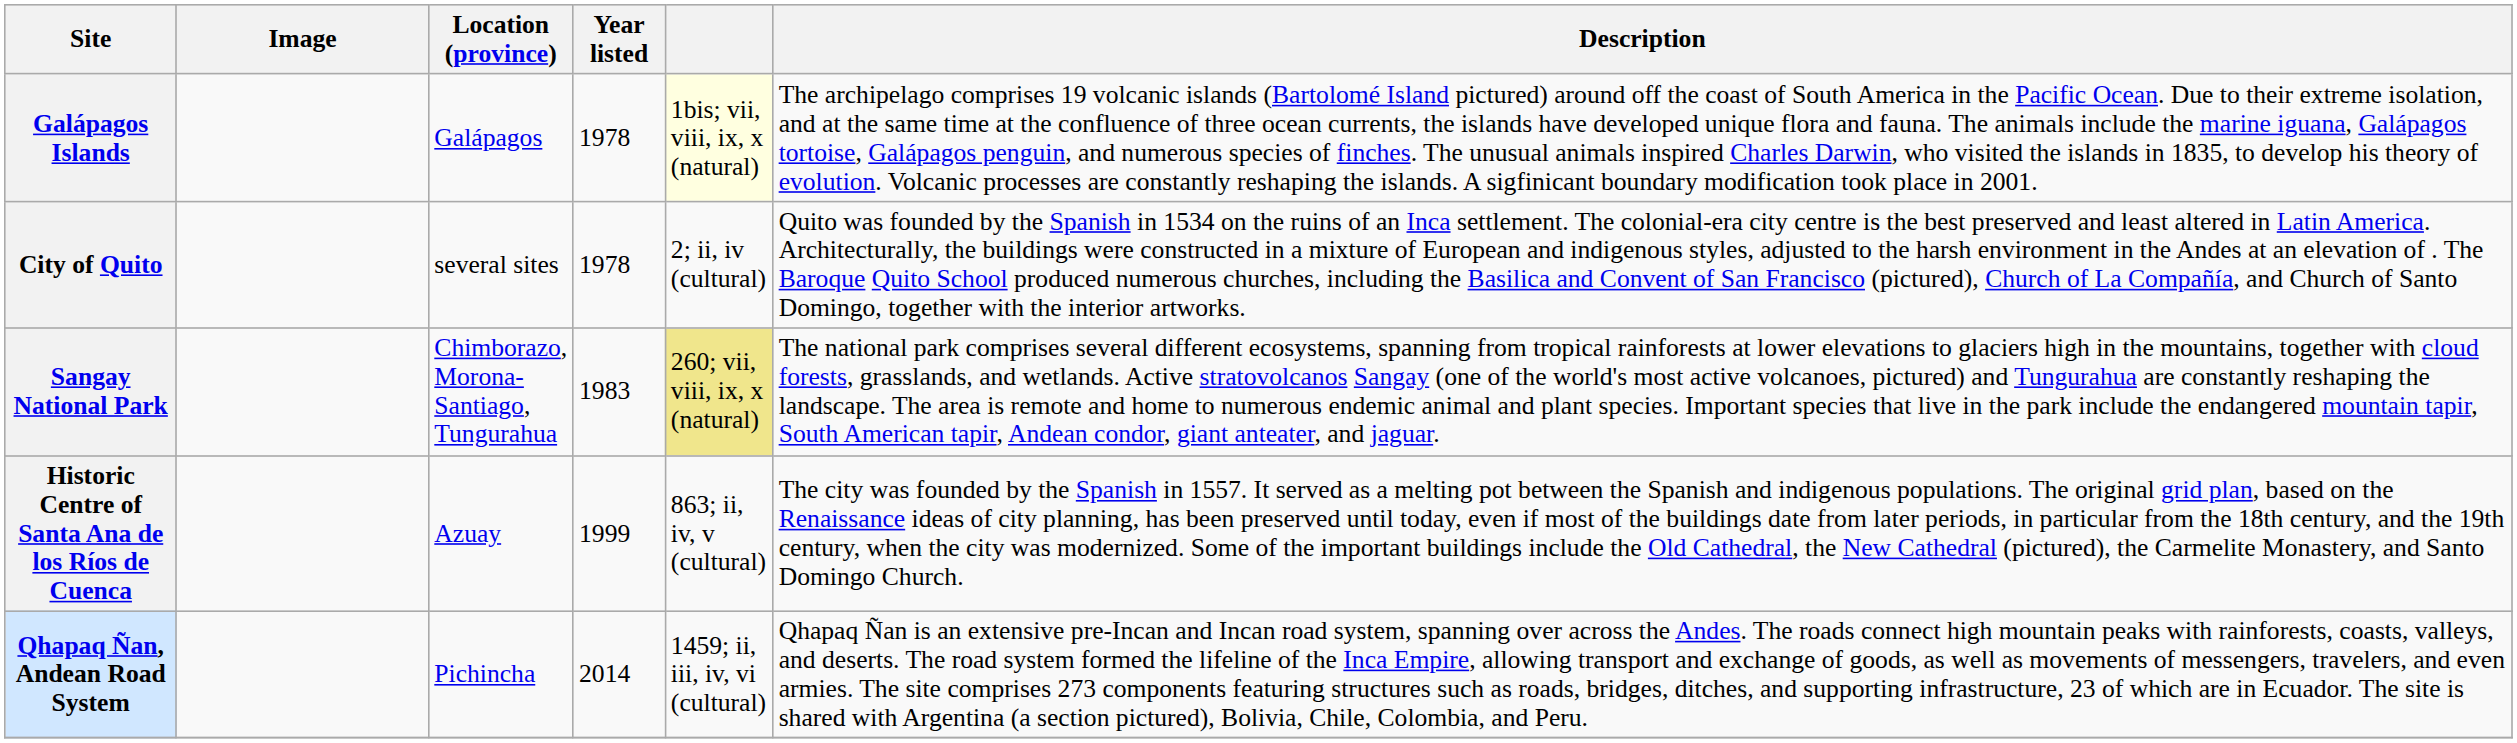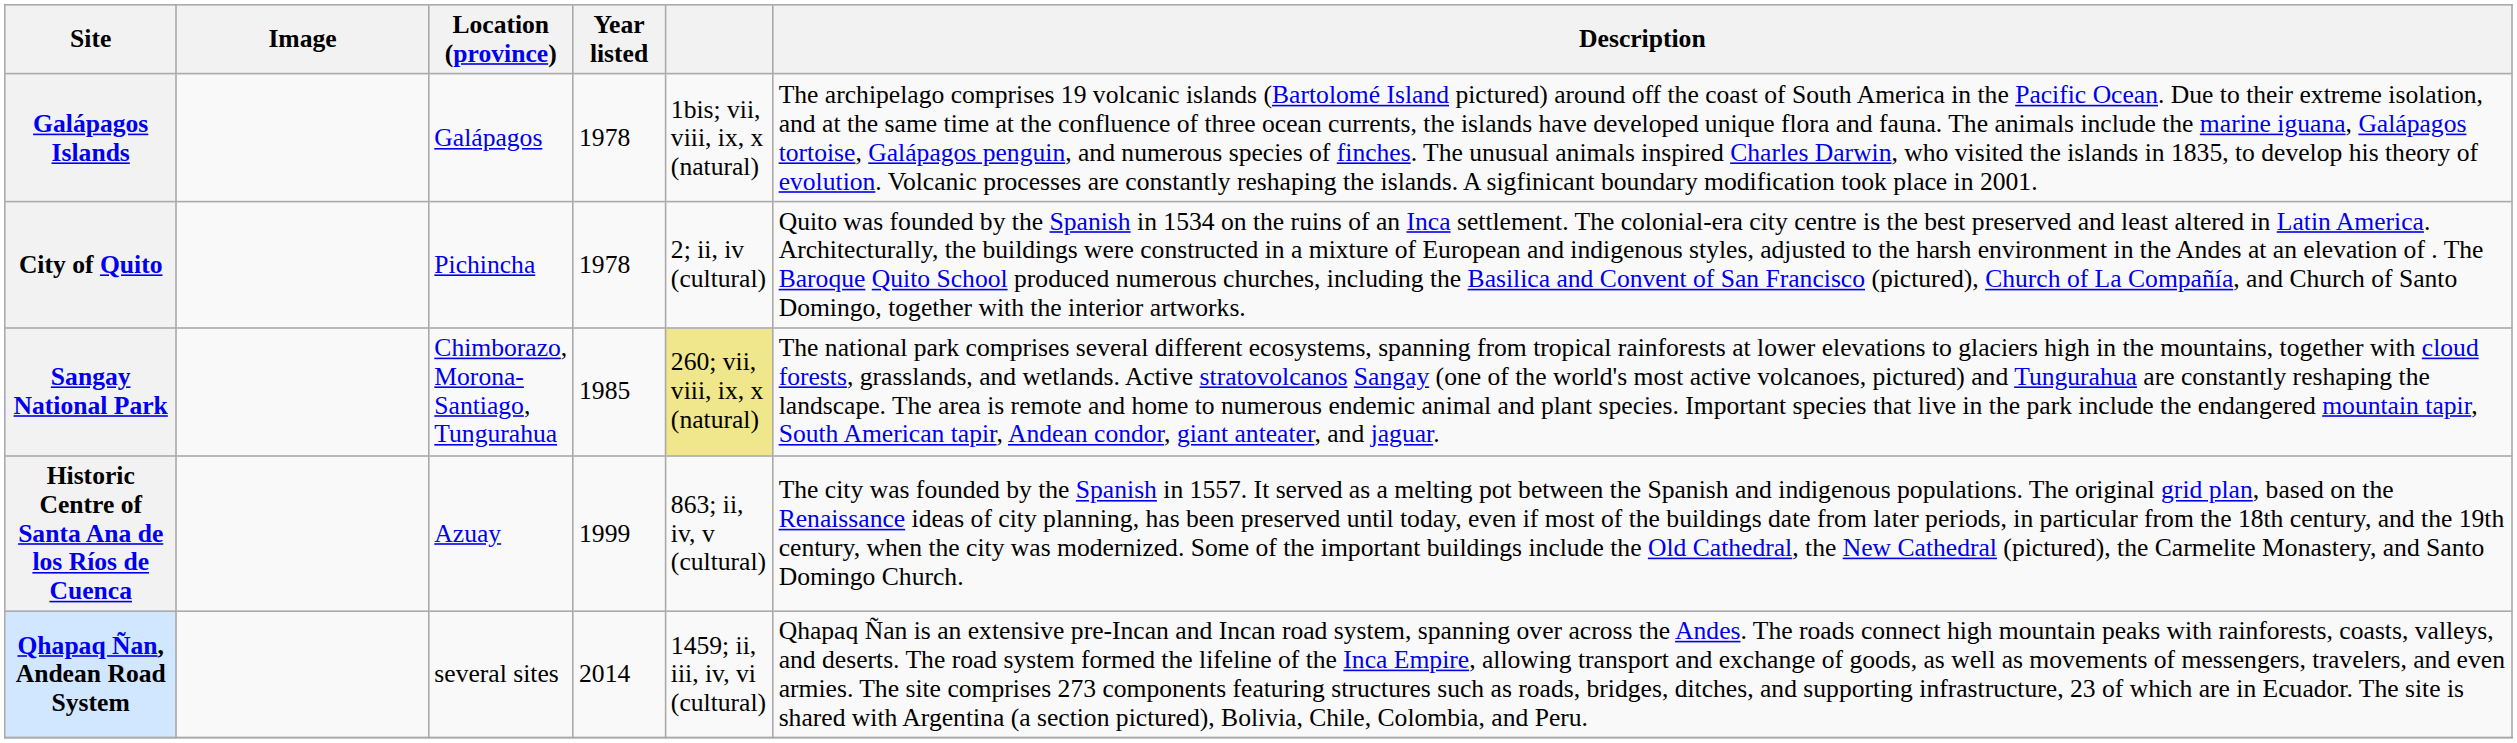(717, 137) lightyellow background -> (717, 137) no background
(497, 264) several sites -> (485, 264) Pichincha
(605, 391) 1983 -> (605, 391) 1985
(485, 674) Pichincha -> (497, 674) several sites
